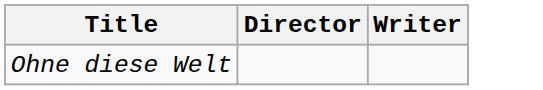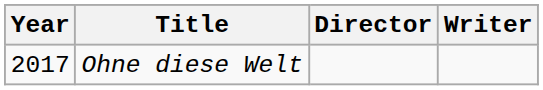+ column: (40, 25)
